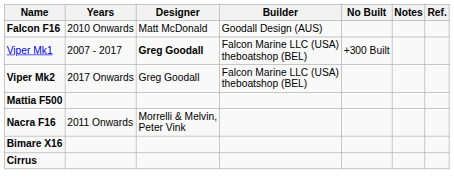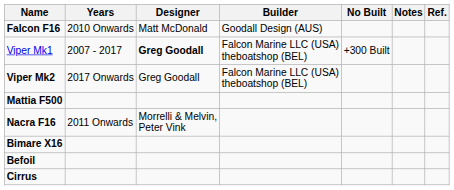+ row: (21, 160)
